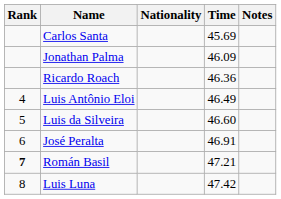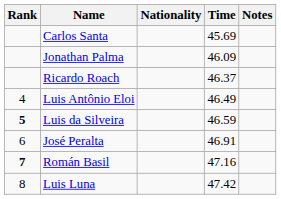(222, 78) 46.36 -> (222, 78) 46.37
(22, 120) normal -> (22, 120) bold
(222, 120) 46.60 -> (222, 120) 46.59
(222, 162) 47.21 -> (222, 162) 47.16
